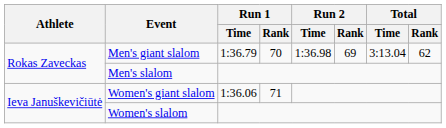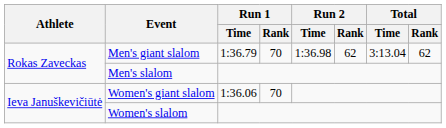(350, 53) 69 -> (350, 53) 62
(276, 93) 71 -> (276, 93) 70
